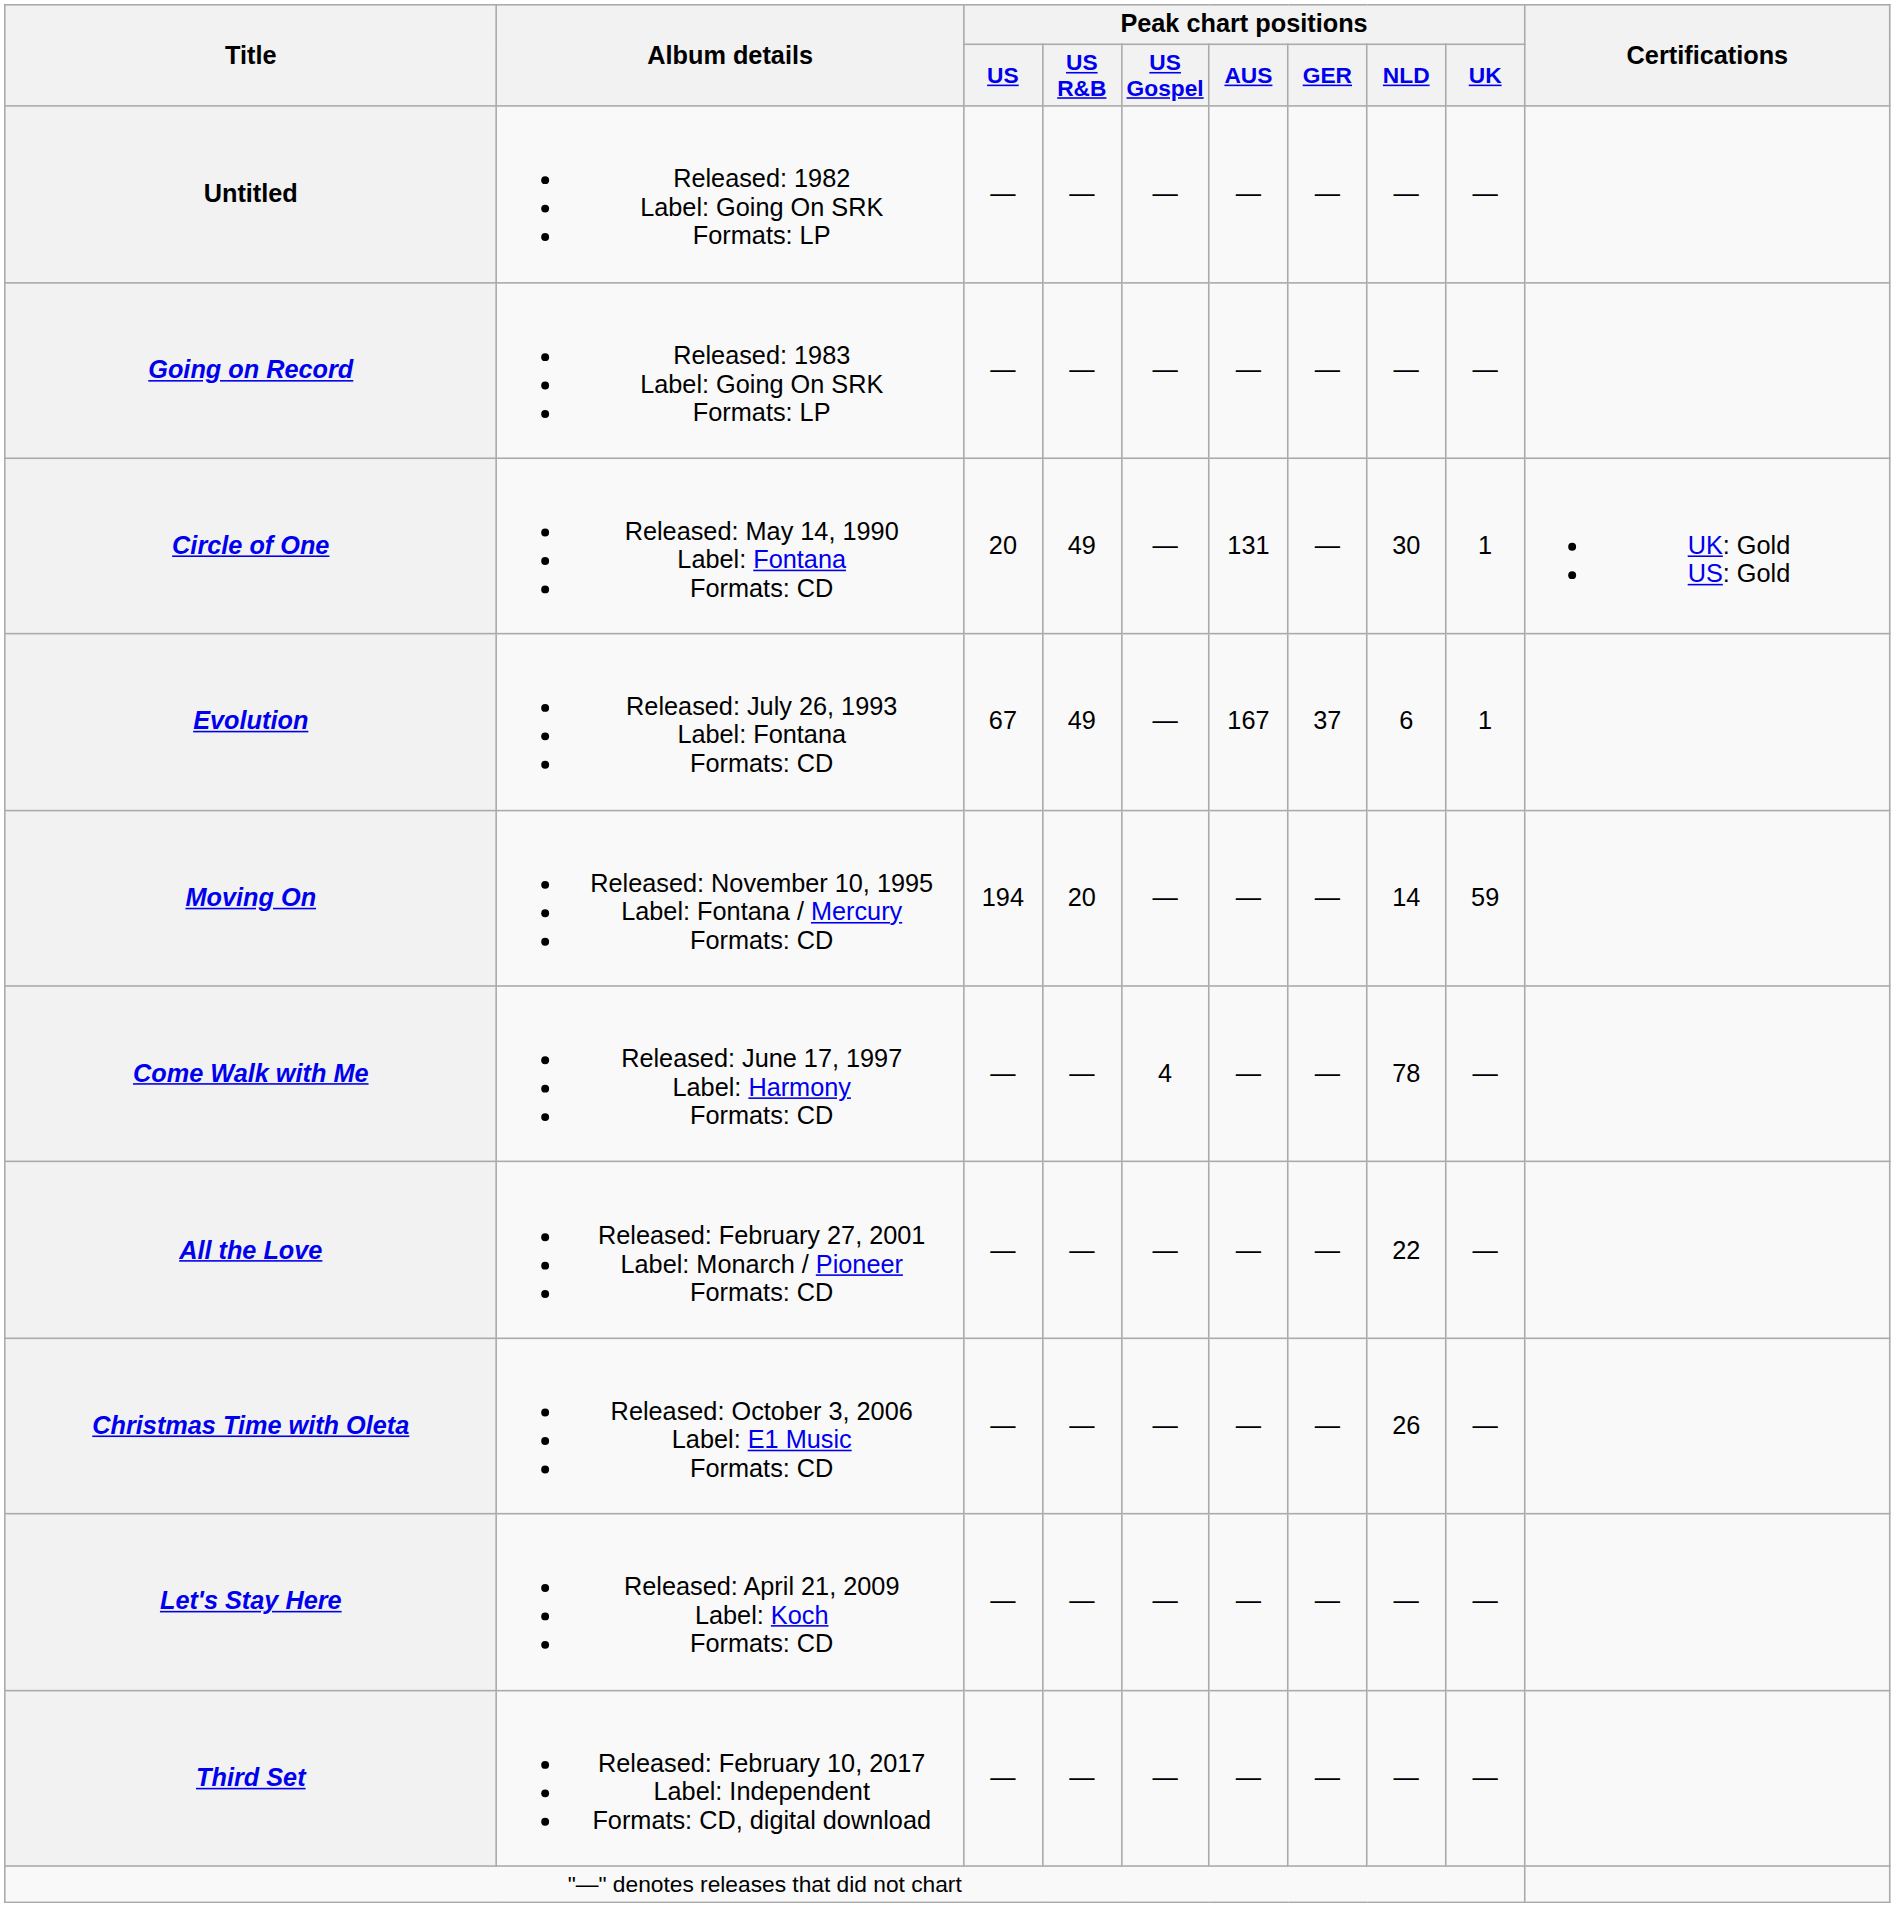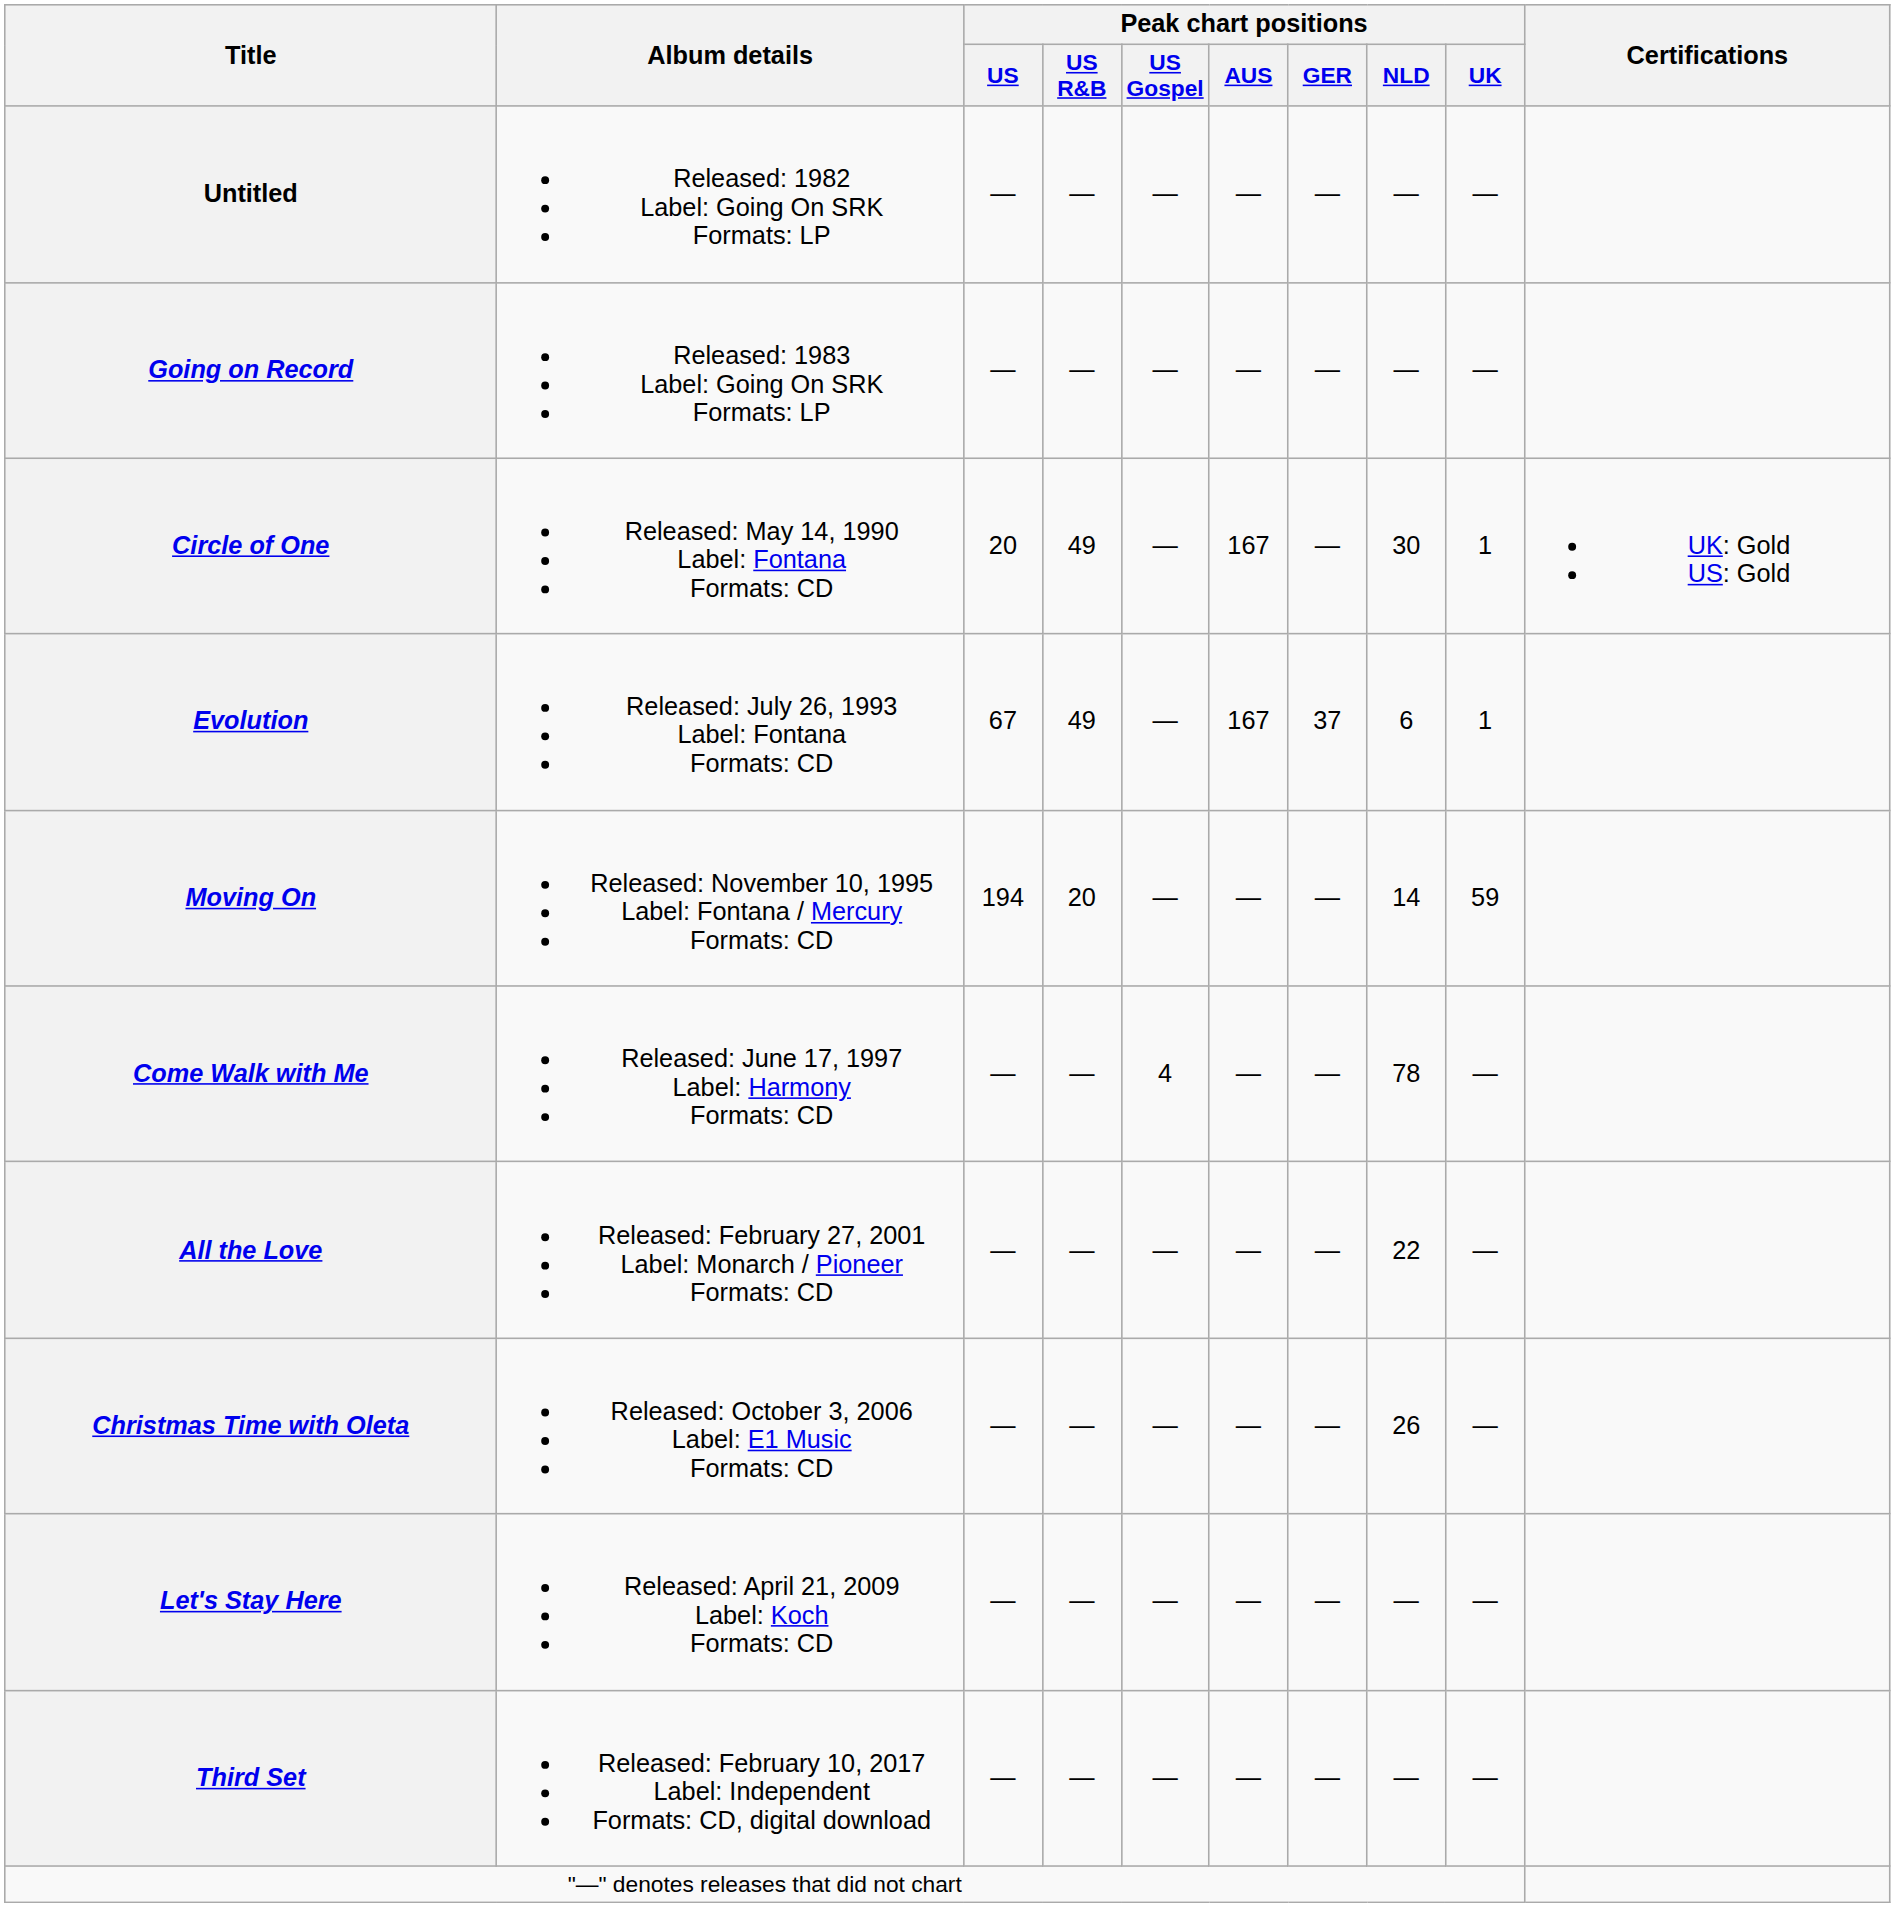(1248, 545) 131 -> (1248, 545) 167
